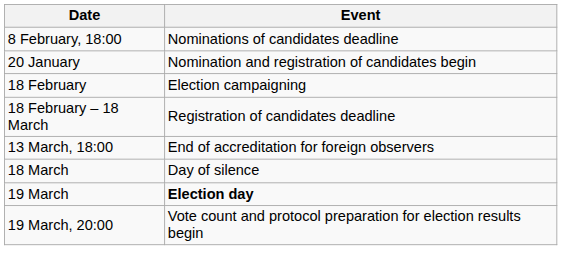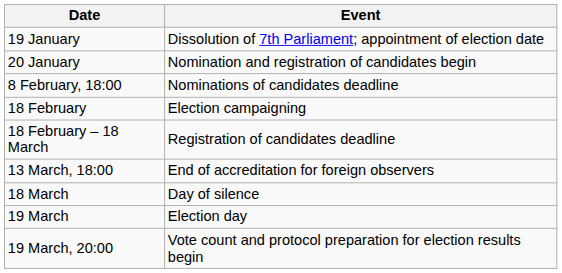+ row: (44, 39)
rows swapped: (44, 62) <-> (65, 39)
(211, 194) bold -> (207, 217) normal
